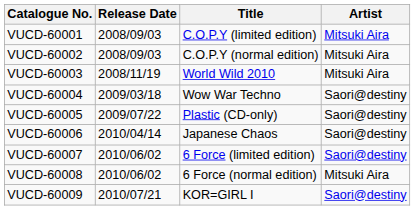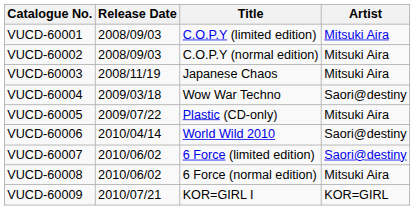(229, 74) World Wild 2010 -> (230, 74) Japanese Chaos
(365, 114) Saori@destiny -> (357, 114) Mitsuki Aira
(230, 134) Japanese Chaos -> (229, 134) World Wild 2010
(365, 194) Saori@destiny -> (356, 194) KOR=GIRL
